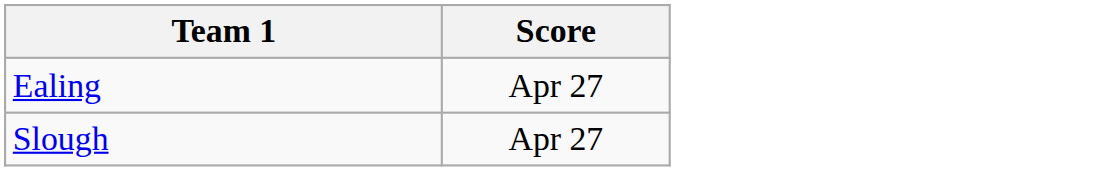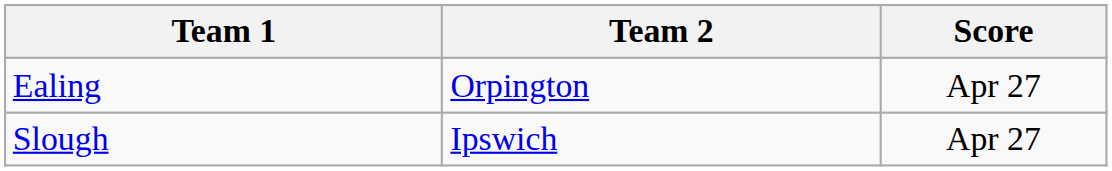+ column: (661, 31)
